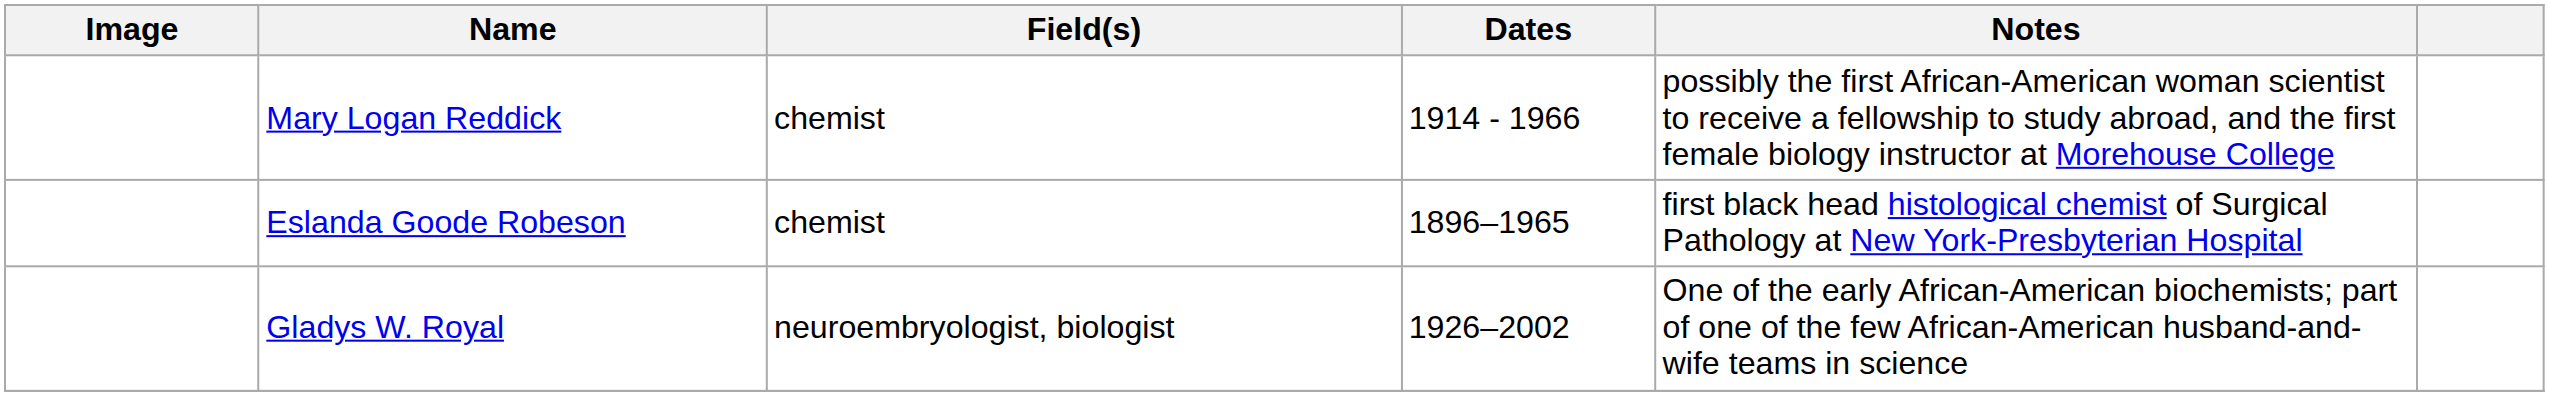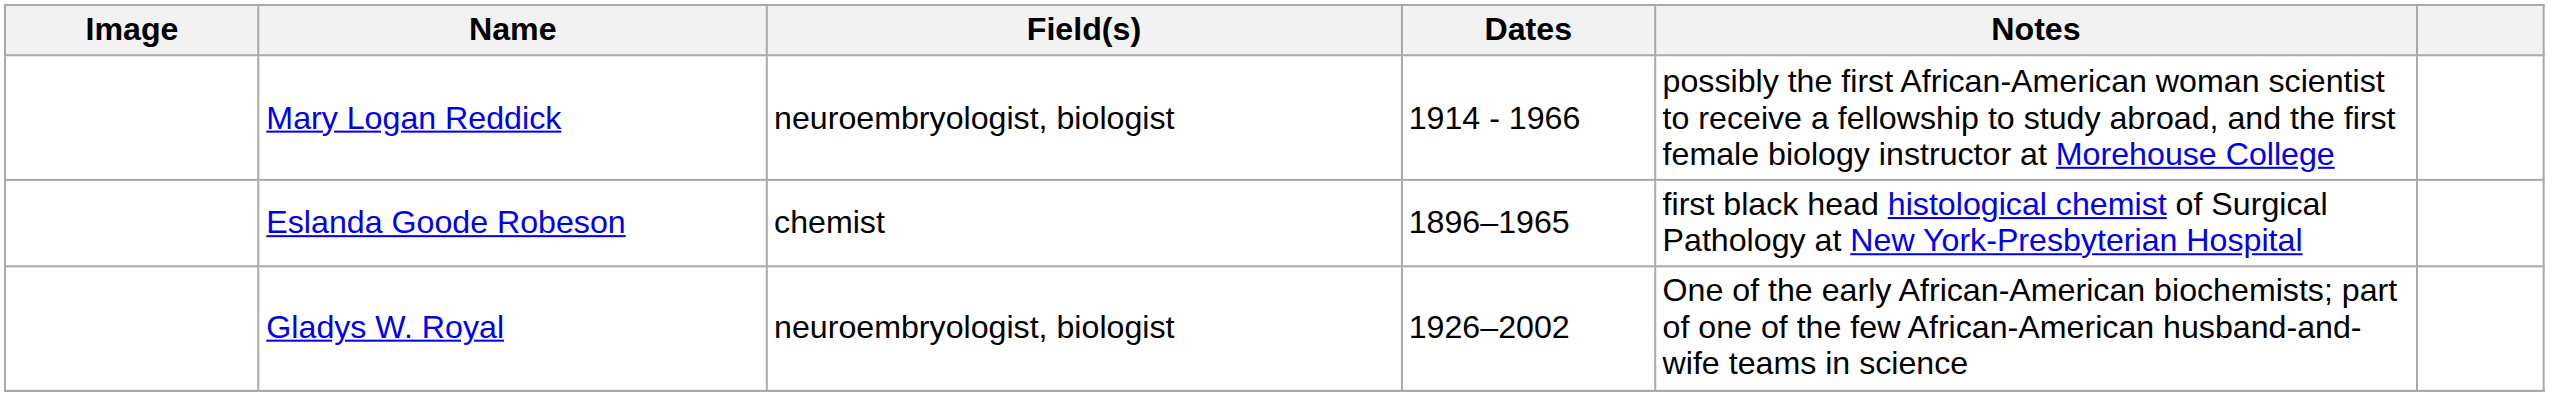(829, 117) chemist -> (974, 117) neuroembryologist, biologist
